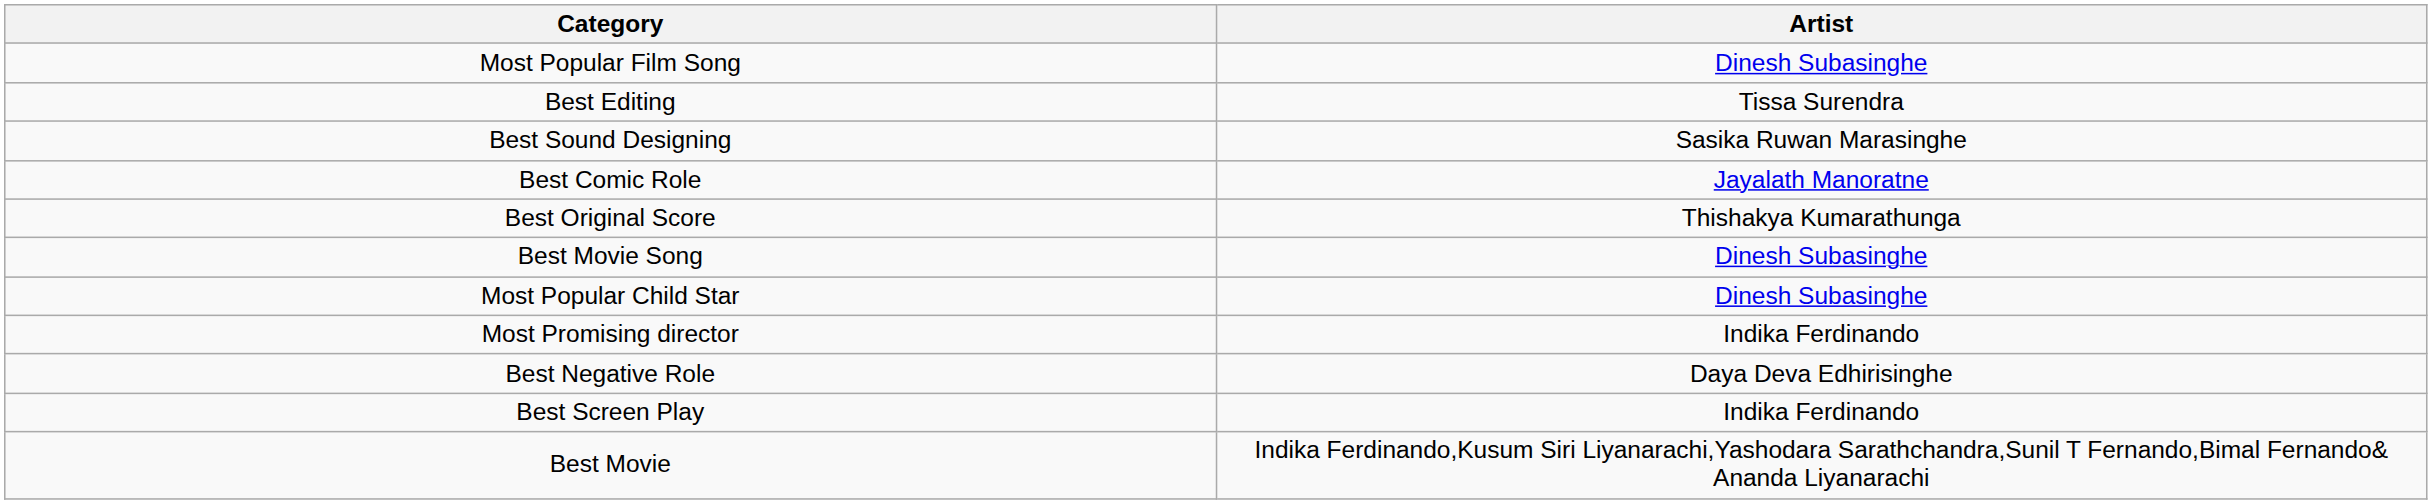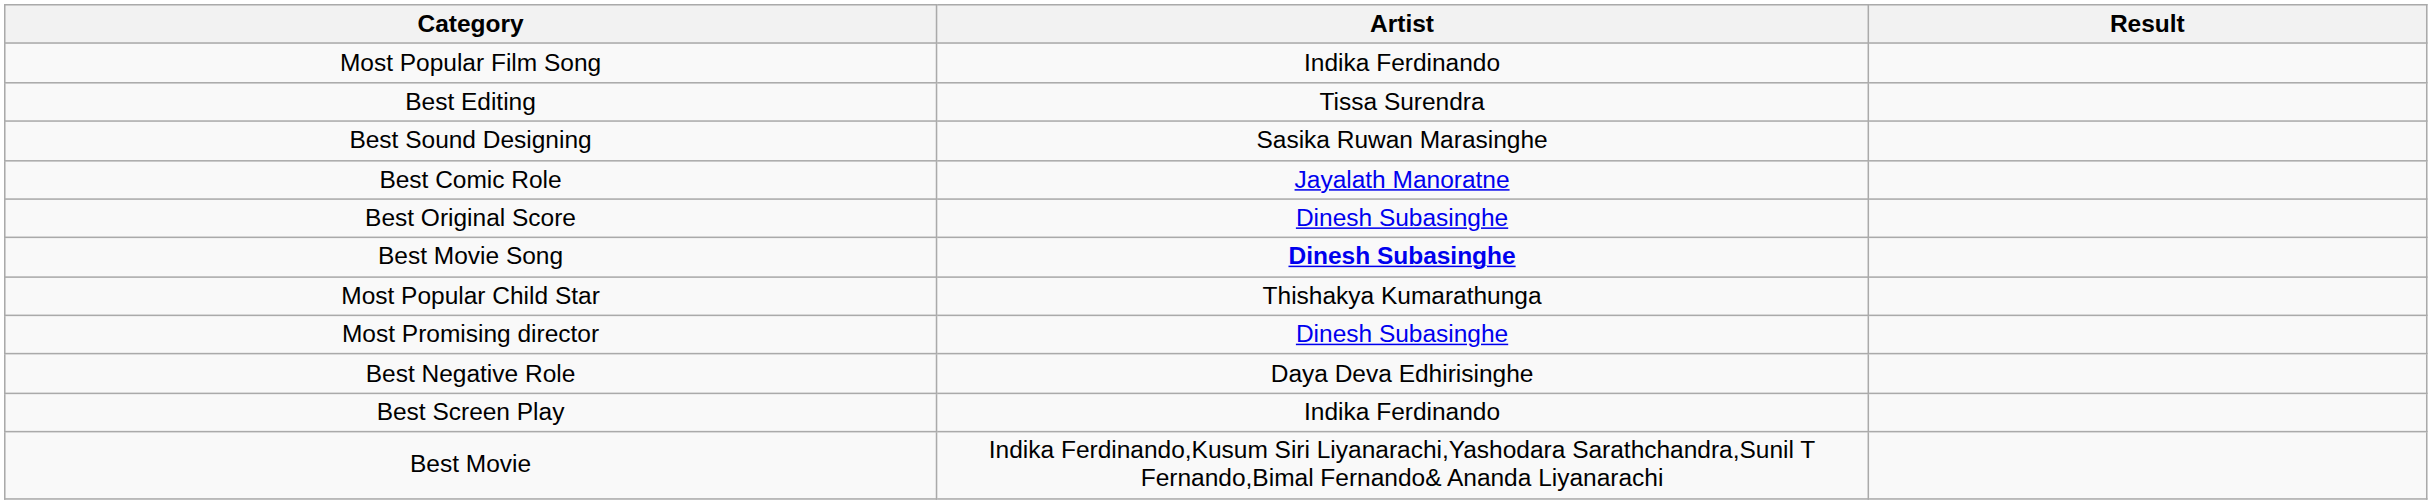+ column: (2147, 23)
(1821, 62) Dinesh Subasinghe -> (1402, 62) Indika Ferdinando
(1821, 218) Thishakya Kumarathunga -> (1402, 218) Dinesh Subasinghe
(1821, 256) normal -> (1402, 256) bold
(1821, 295) Dinesh Subasinghe -> (1402, 295) Thishakya Kumarathunga
(1821, 334) Indika Ferdinando -> (1402, 334) Dinesh Subasinghe
